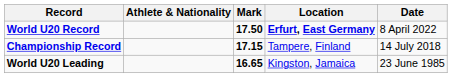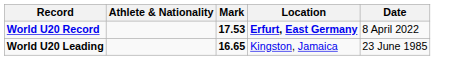(249, 30) 17.50 -> (232, 30) 17.53
- row: (64, 47)
